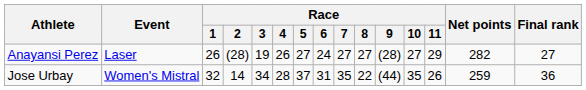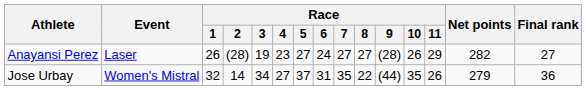(283, 55) 26 -> (283, 55) 23
(414, 55) 27 -> (414, 55) 26
(283, 75) 28 -> (283, 75) 27
(480, 75) 259 -> (480, 75) 279
